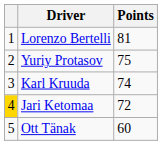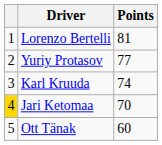(124, 61) 75 -> (124, 61) 77
(124, 106) 72 -> (124, 106) 70
